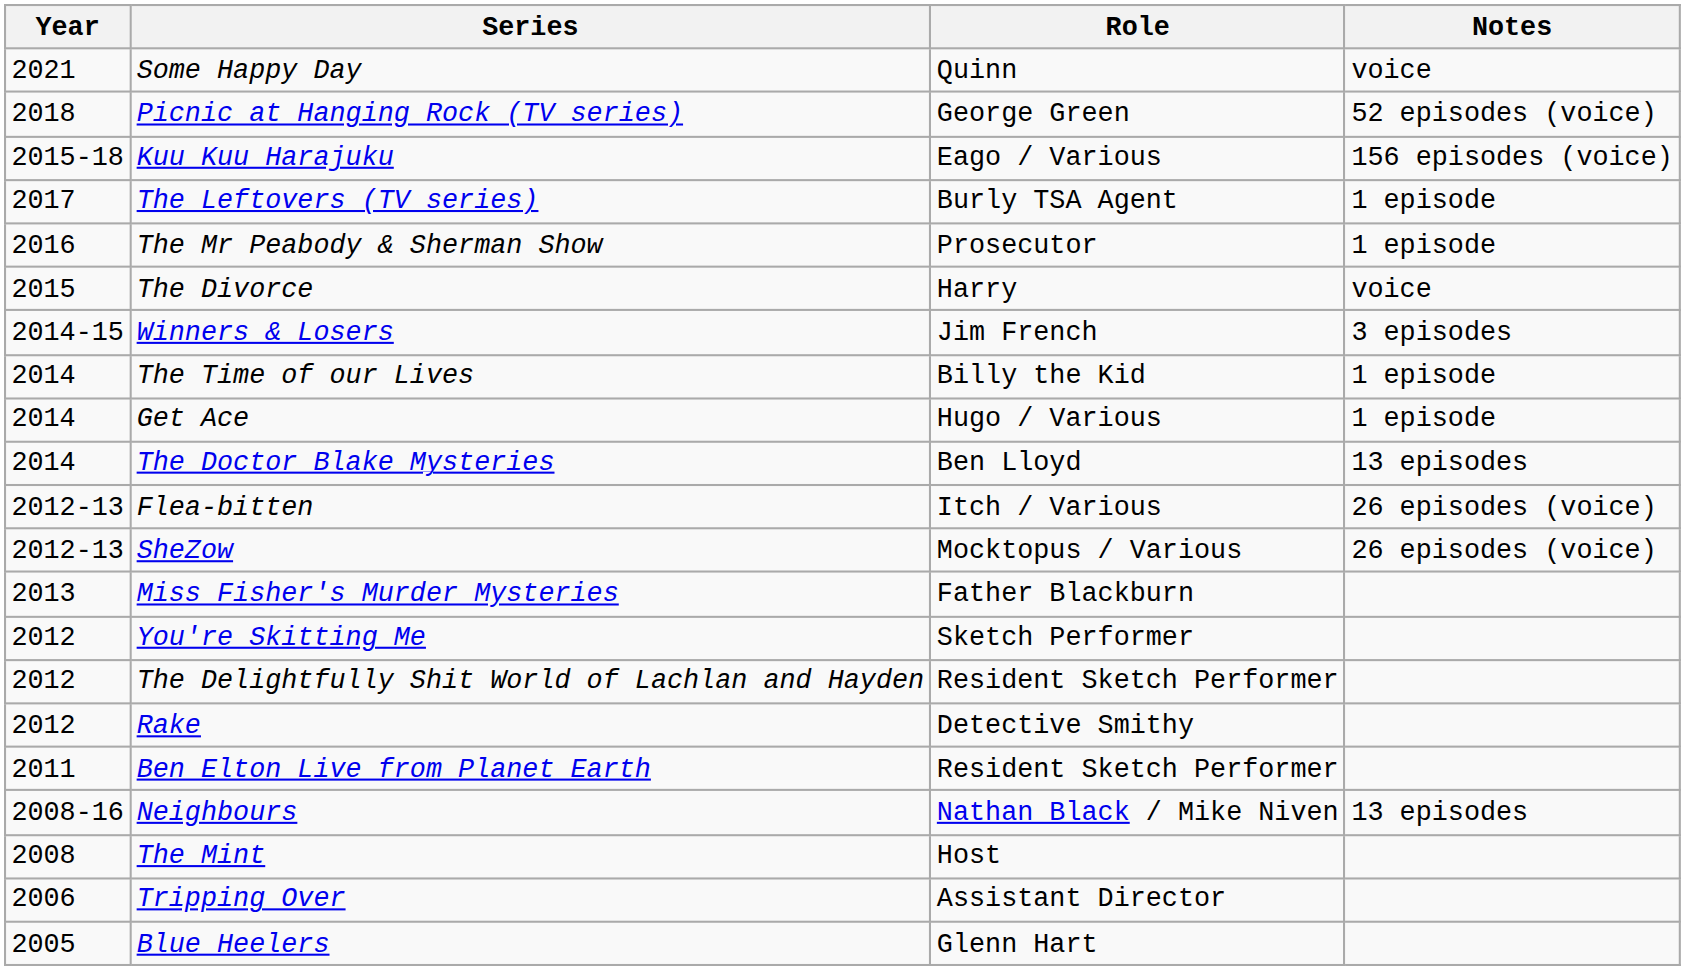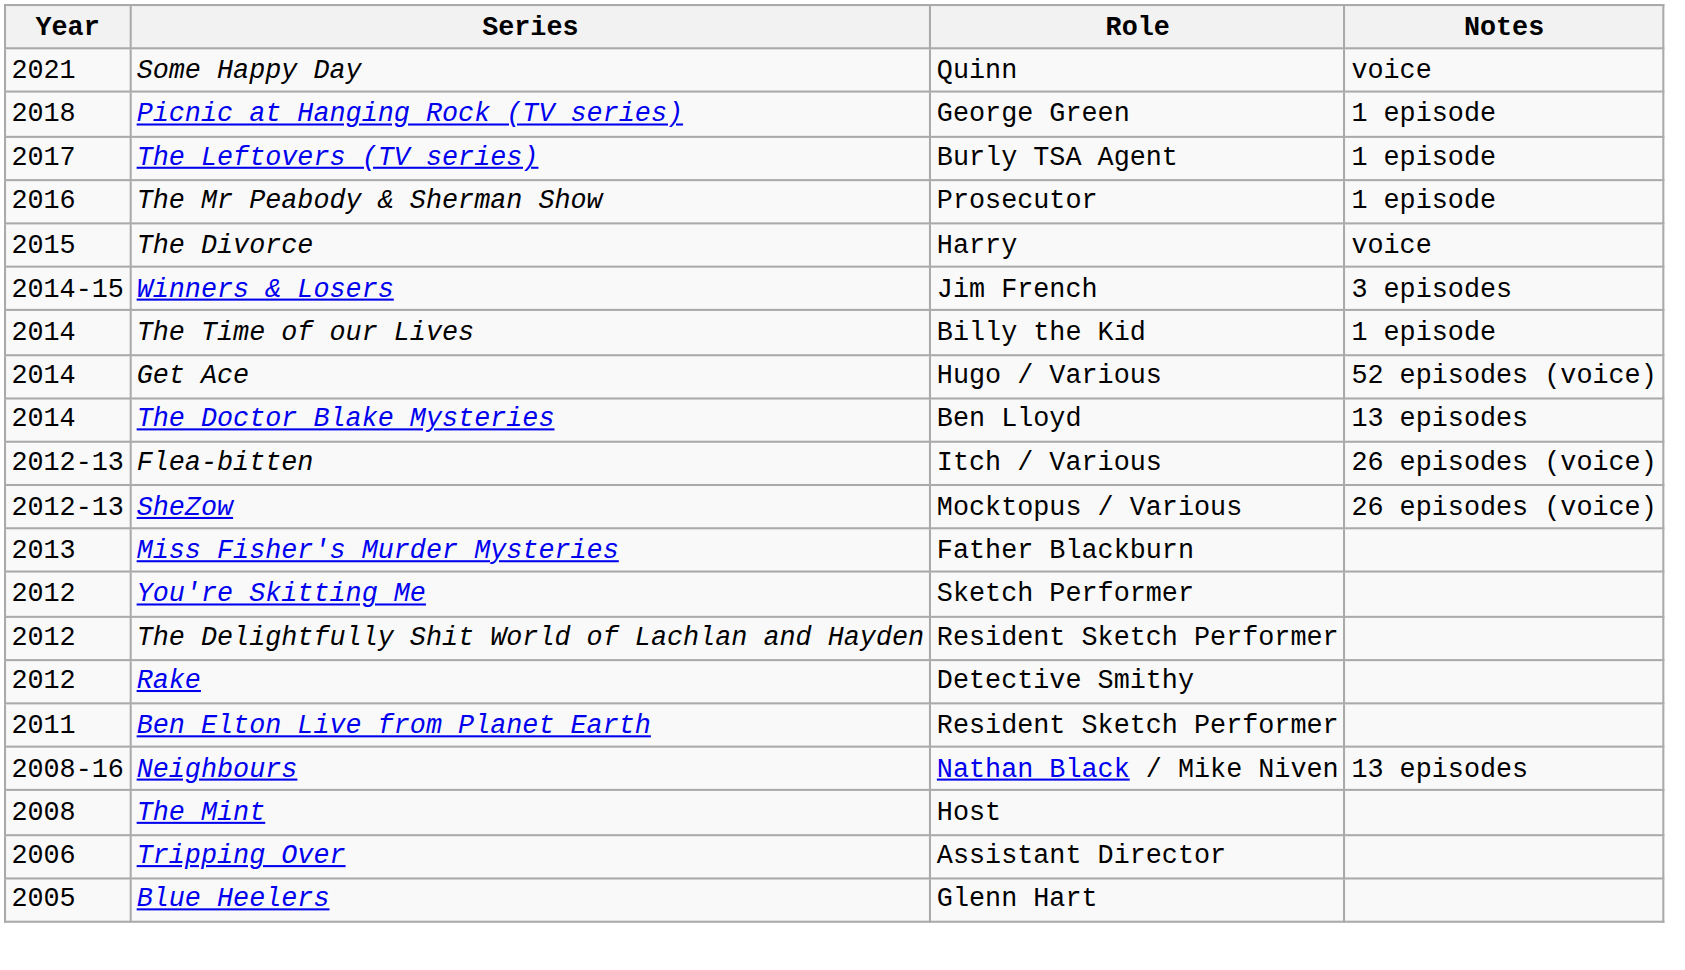(1504, 114) 52 episodes (voice) -> (1424, 114) 1 episode
- row: (265, 158)
(1424, 420) 1 episode -> (1504, 376) 52 episodes (voice)
